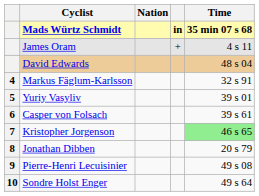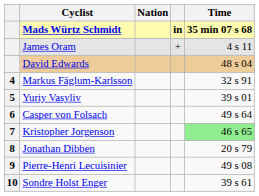(237, 115) 39 s 61 -> (237, 115) 49 s 64
(237, 183) 49 s 64 -> (237, 183) 39 s 61
